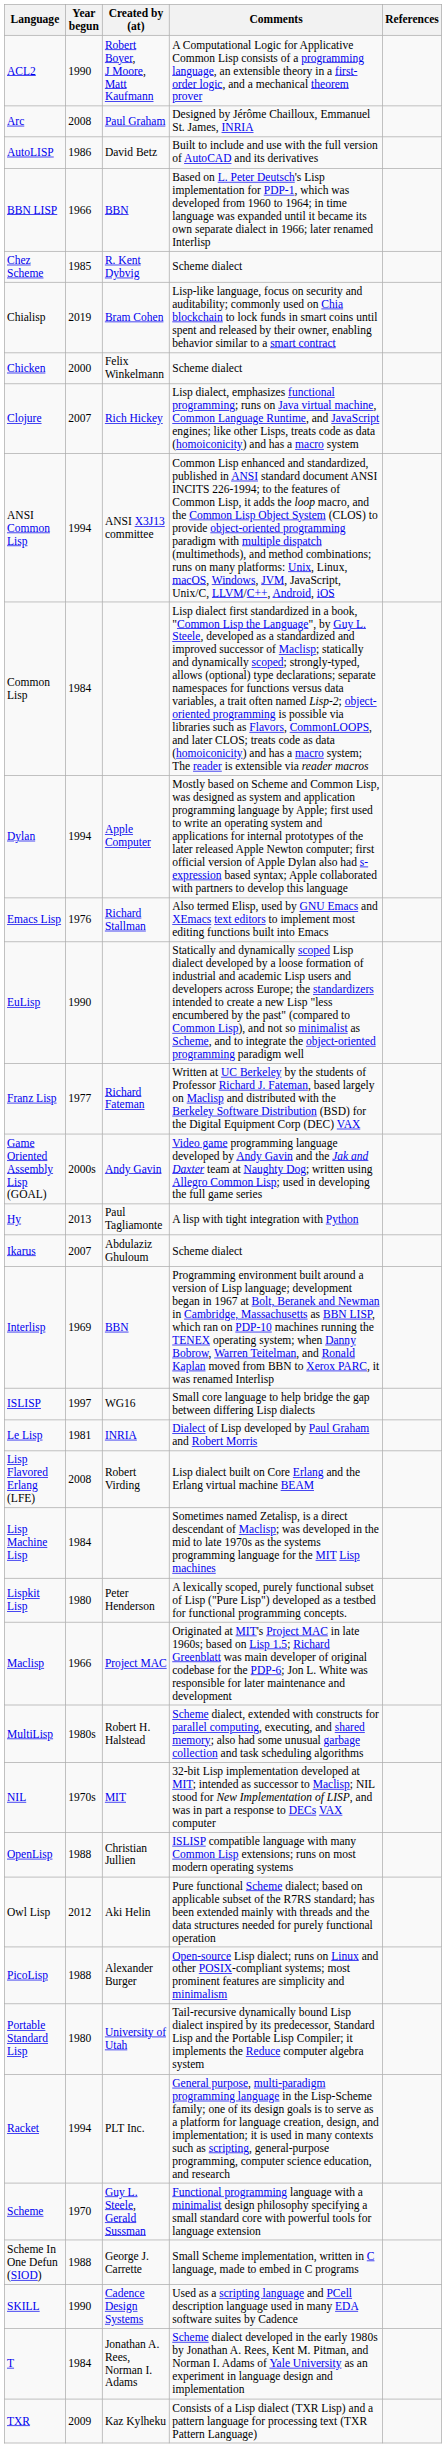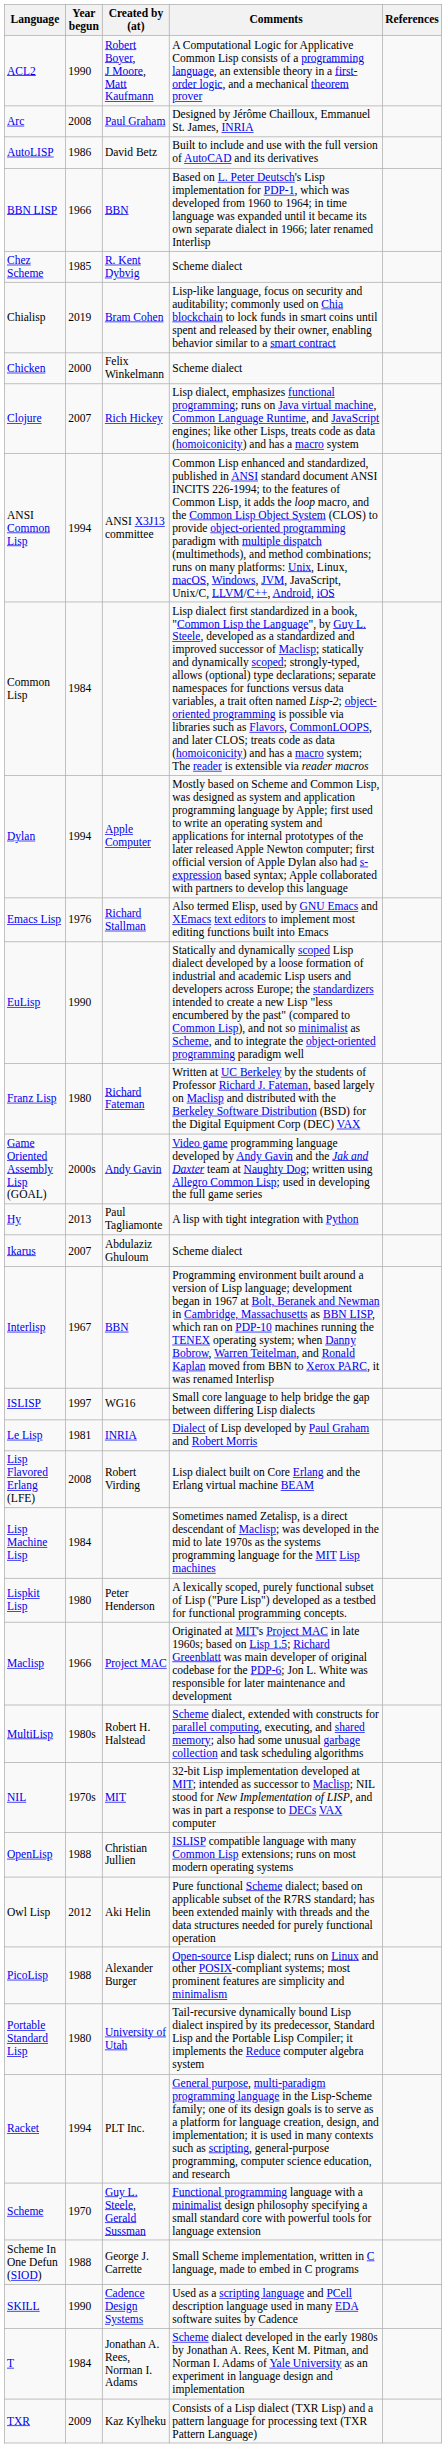(80, 1098) 1977 -> (80, 1098) 1980
(80, 1327) 1969 -> (80, 1327) 1967
